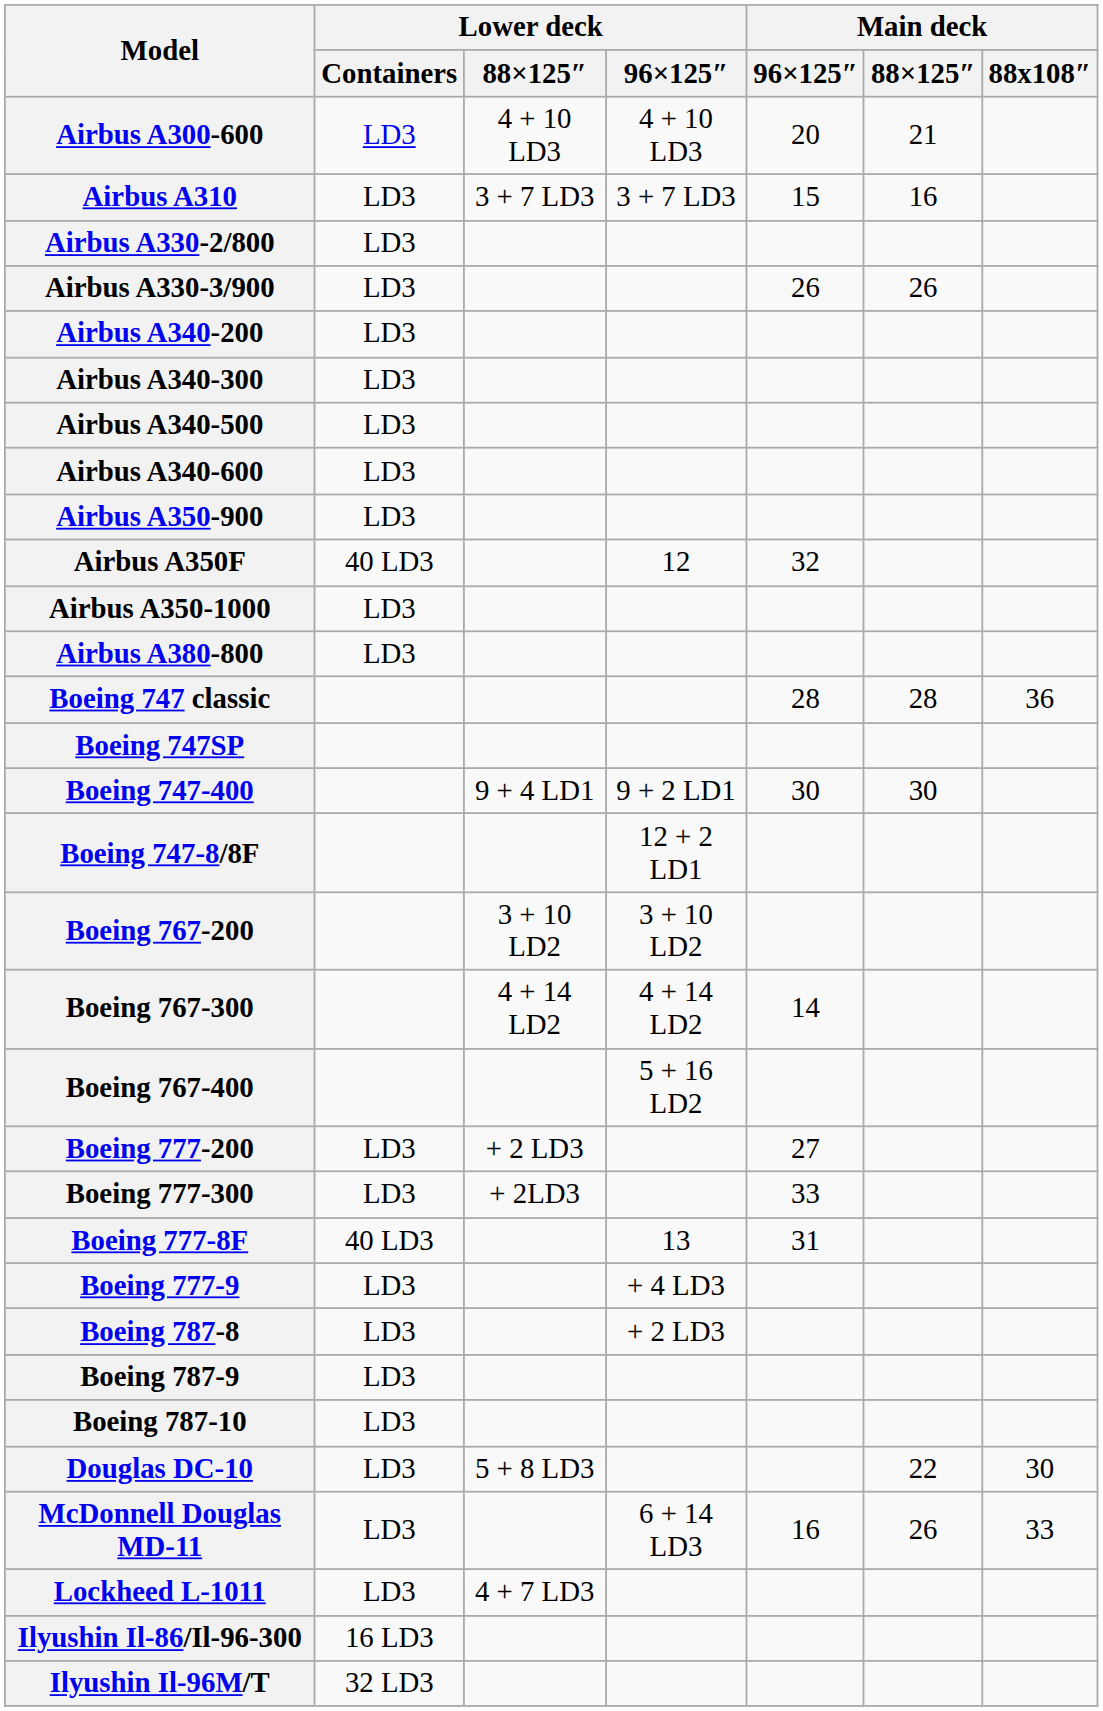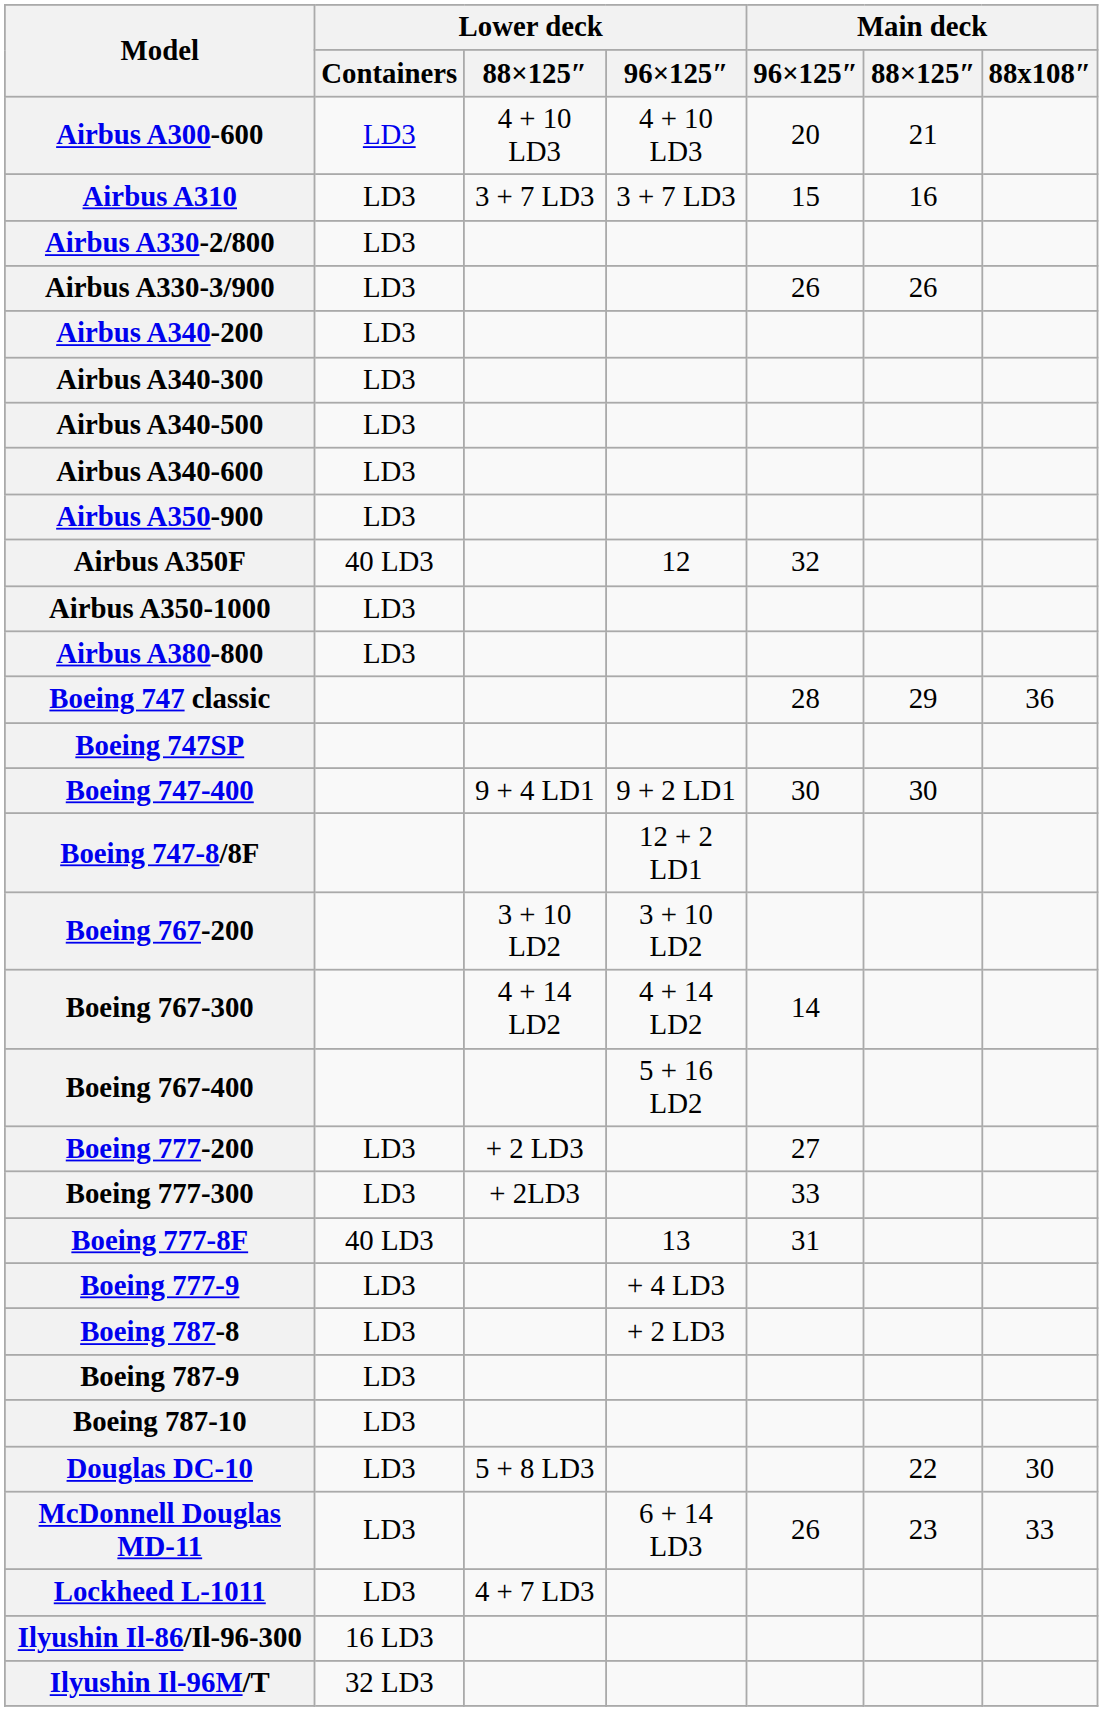(923, 699) 28 -> (923, 699) 29
(805, 1530) 16 -> (805, 1530) 26
(923, 1530) 26 -> (923, 1530) 23
